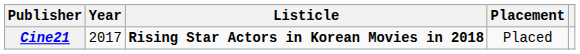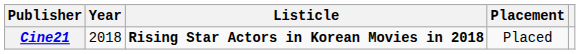(105, 38) 2017 -> (105, 38) 2018
